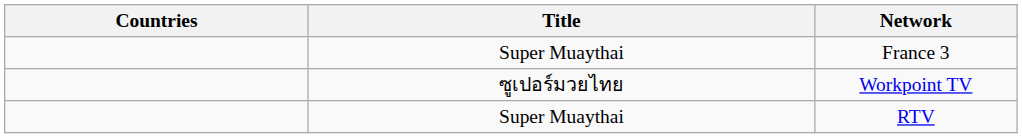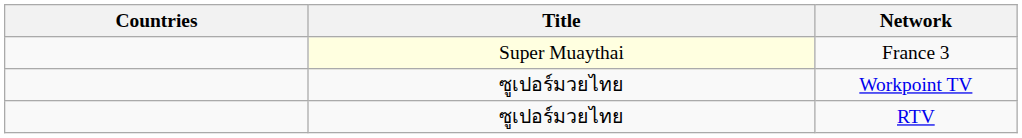(561, 52) no background -> (561, 52) lightyellow background
(561, 116) Super Muaythai -> (561, 116) ซูเปอร์มวยไทย
